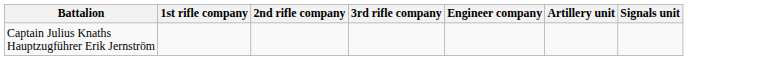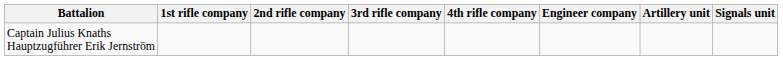+ column: (492, 13)
